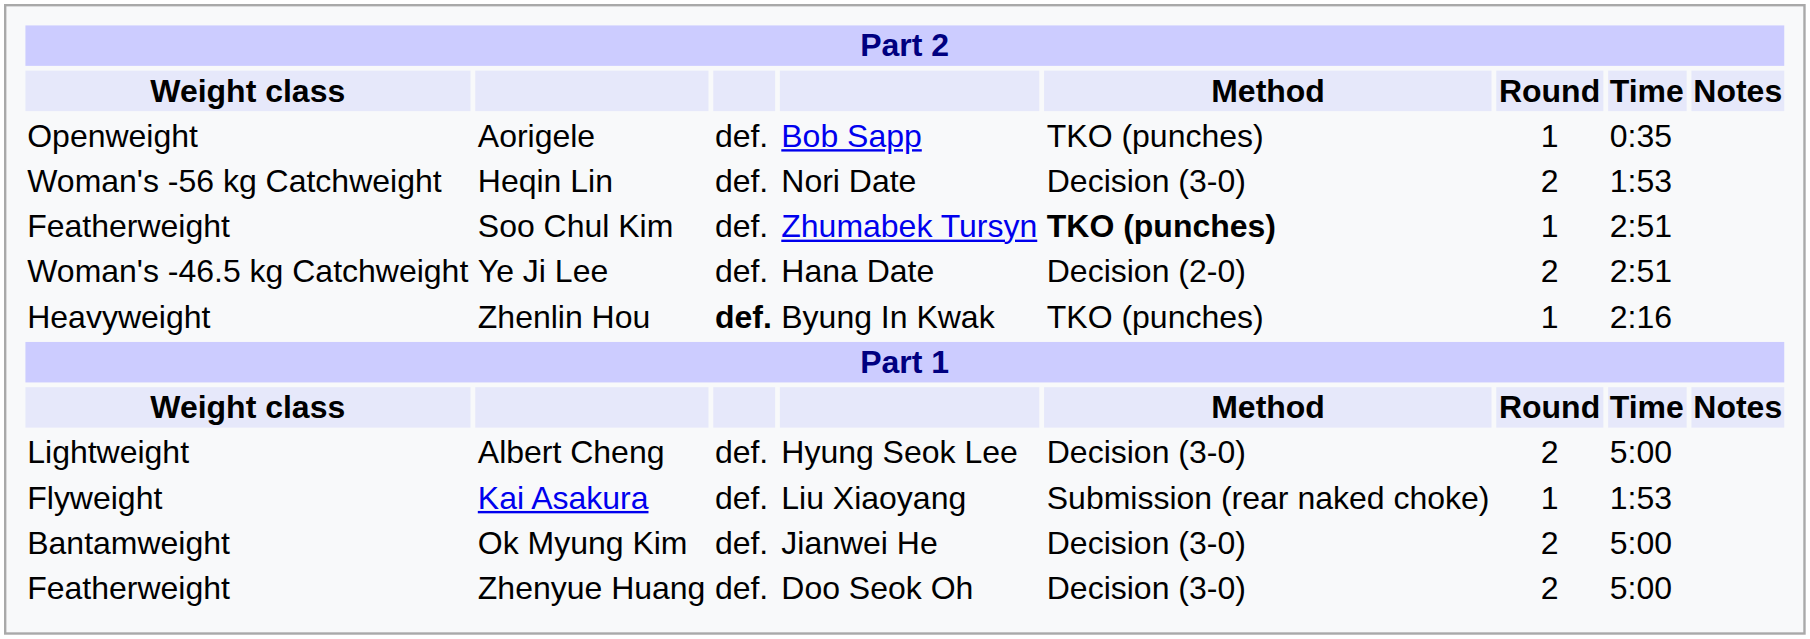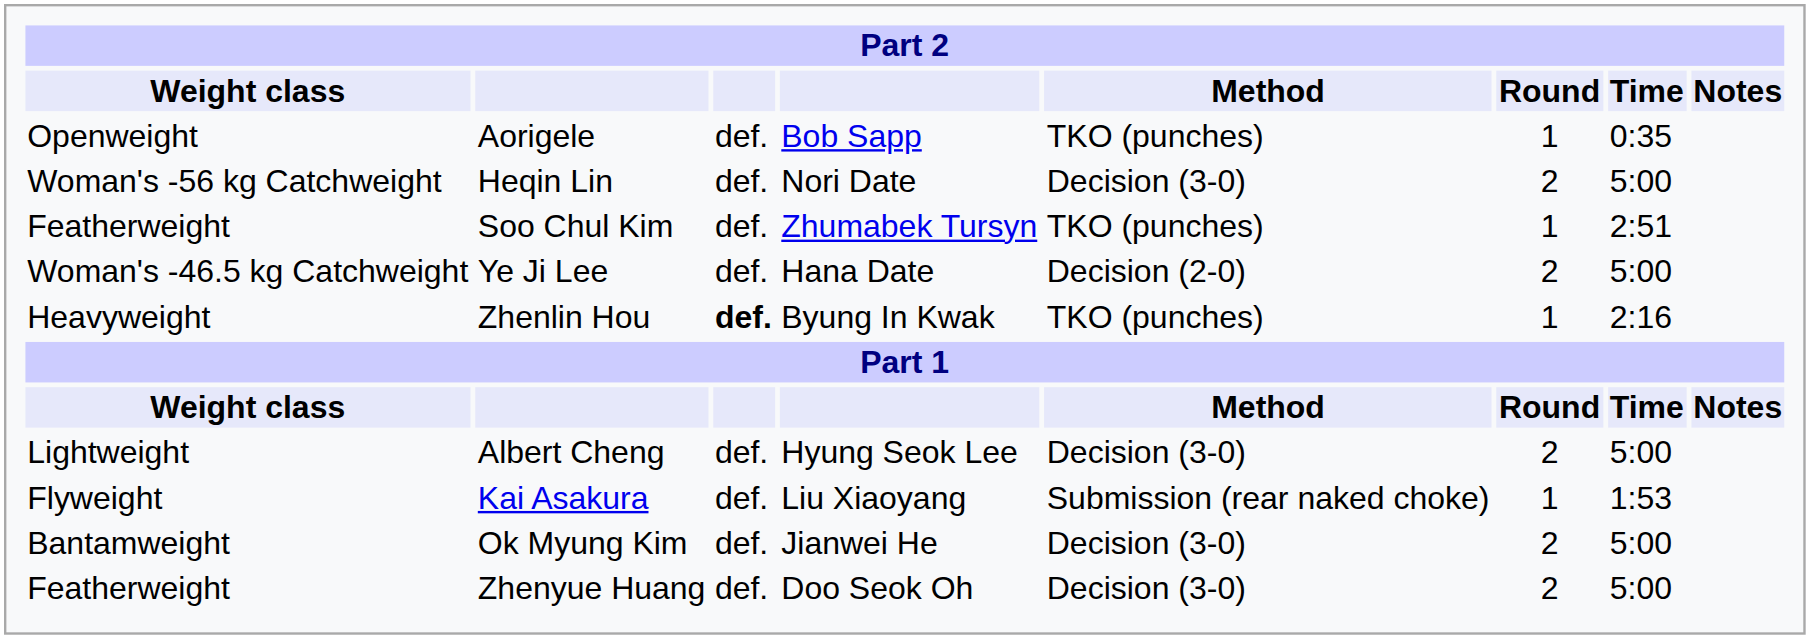(1641, 181) 1:53 -> (1641, 181) 5:00
(1161, 226) bold -> (1155, 226) normal
(1641, 271) 2:51 -> (1641, 271) 5:00
